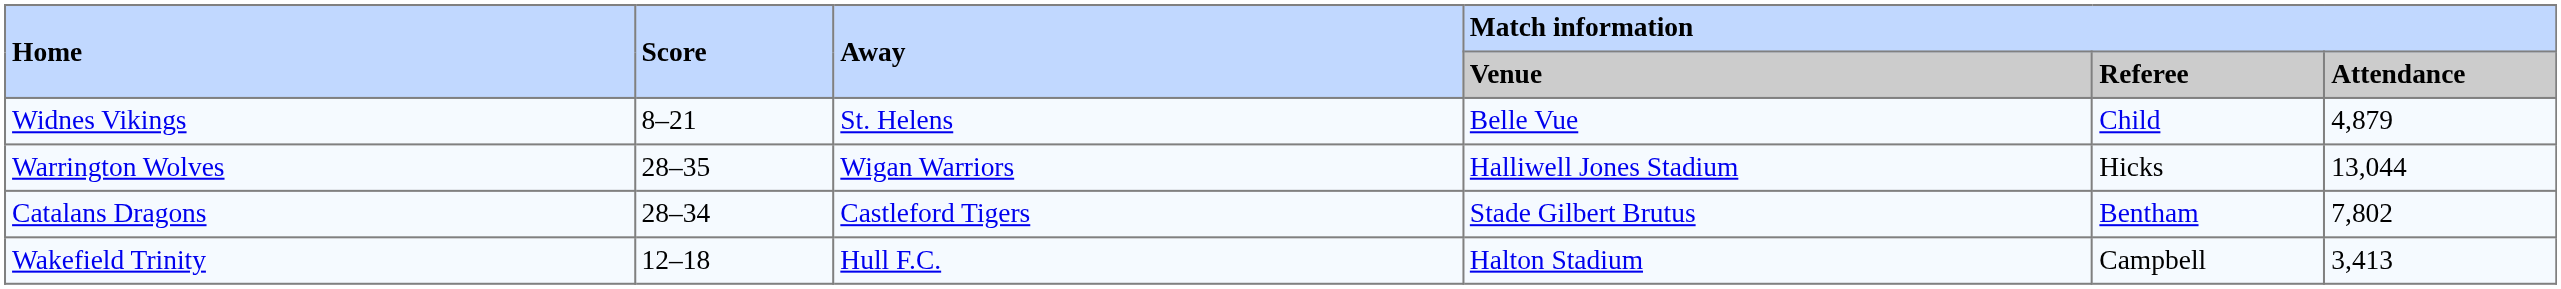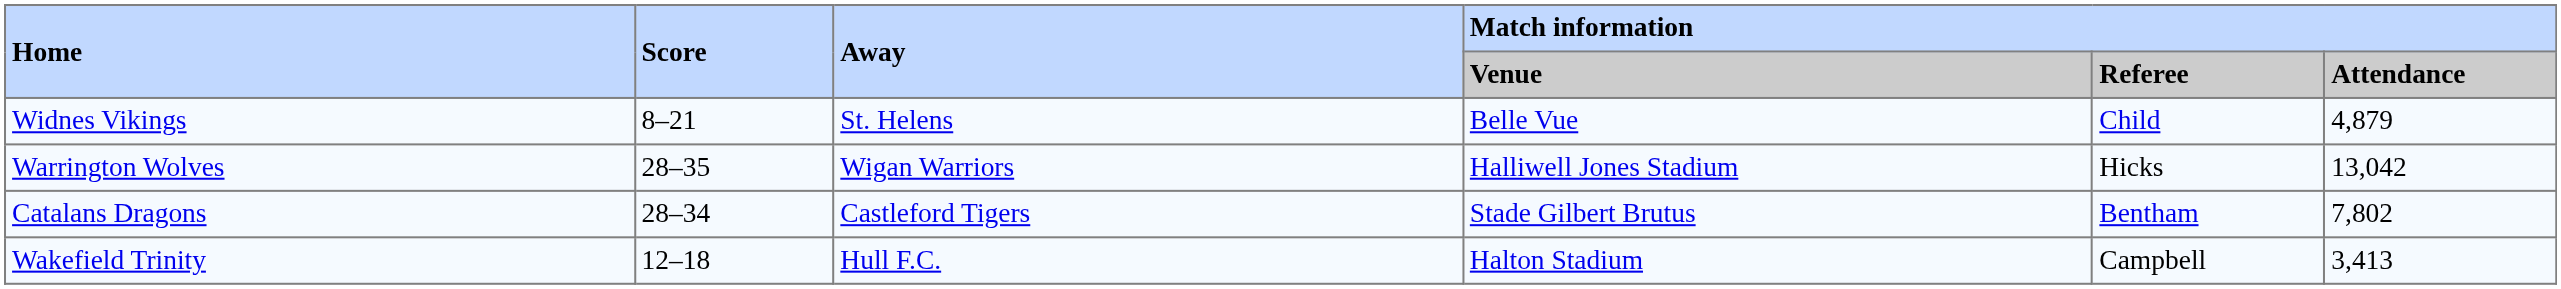(2369, 167) 13,044 -> (2369, 167) 13,042
